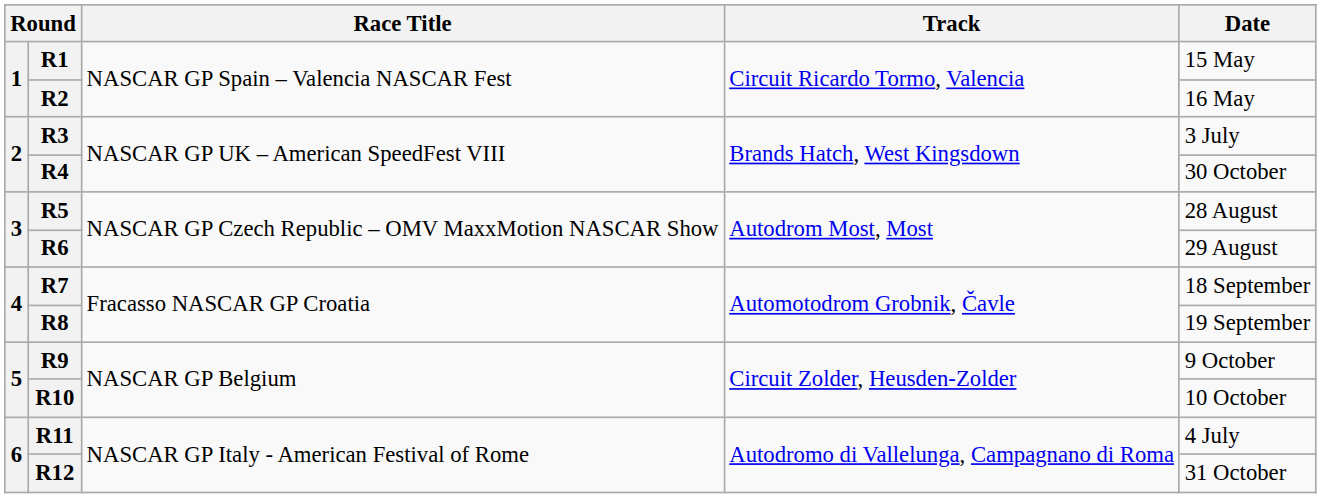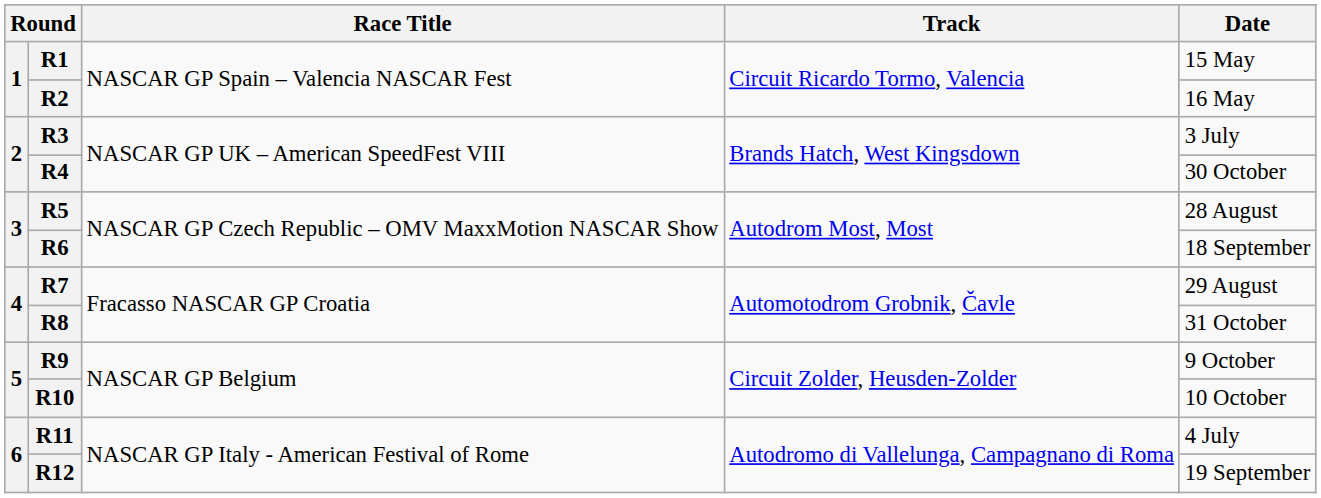(1231, 247) 29 August -> (1247, 247) 18 September
(1247, 285) 18 September -> (1231, 285) 29 August
(1247, 322) 19 September -> (1235, 322) 31 October
(1235, 472) 31 October -> (1247, 472) 19 September
